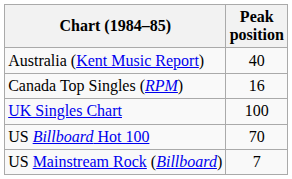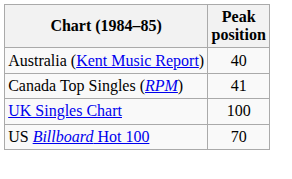(257, 85) 16 -> (239, 85) 41
- row: (115, 162)
